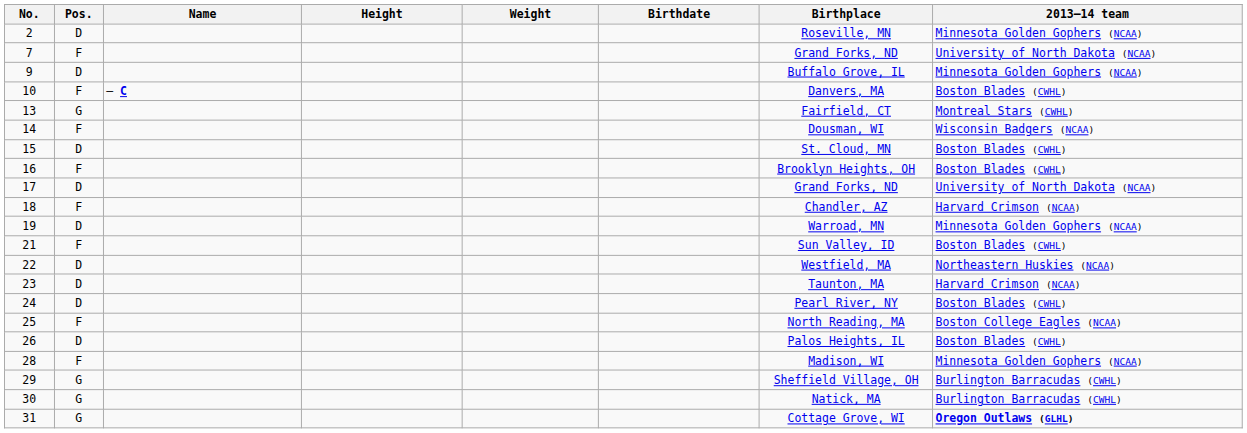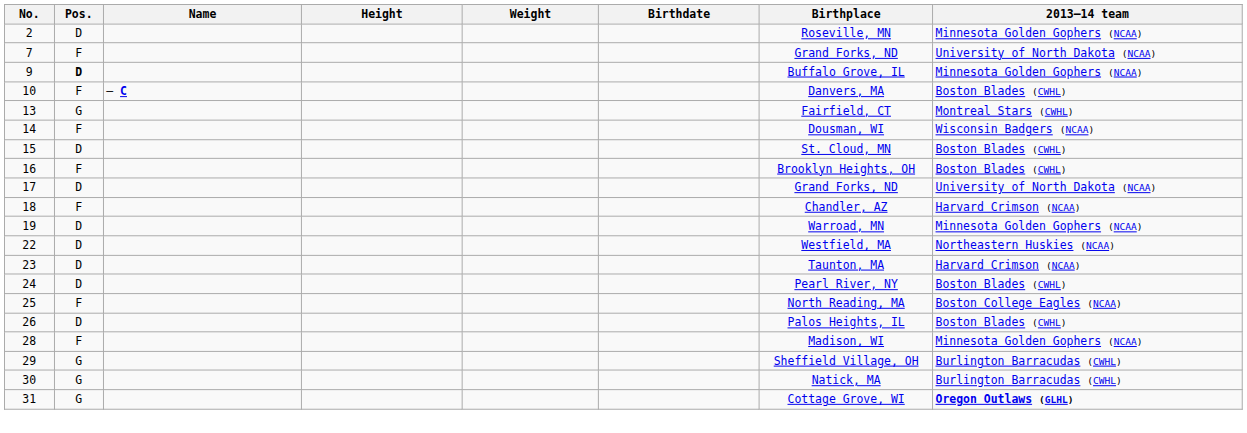(79, 72) normal -> (79, 72) bold
- row: (29, 245)
